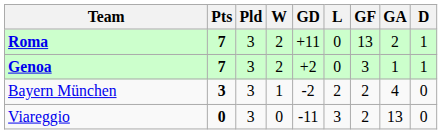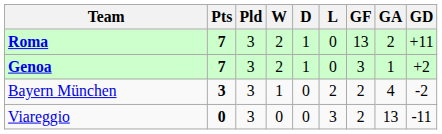columns swapped: (424, 16) <-> (308, 16)
